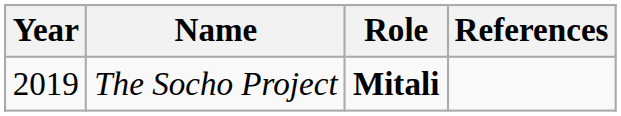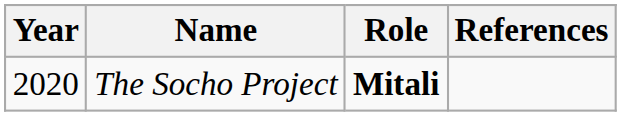(46, 83) 2019 -> (46, 83) 2020
